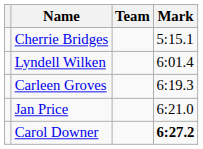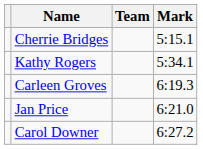+ row: (55, 62)
- row: (60, 62)
(175, 132) bold -> (175, 132) normal
